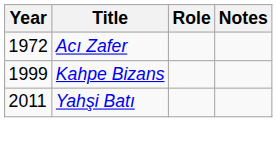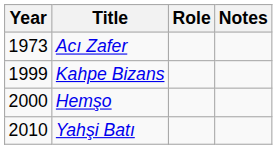(28, 46) 1972 -> (28, 46) 1973
+ row: (84, 102)
(28, 102) 2011 -> (28, 130) 2010
